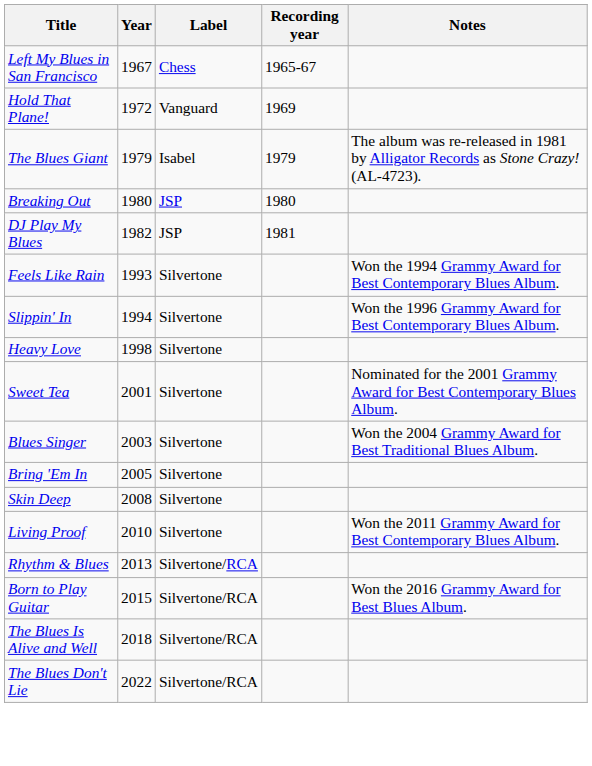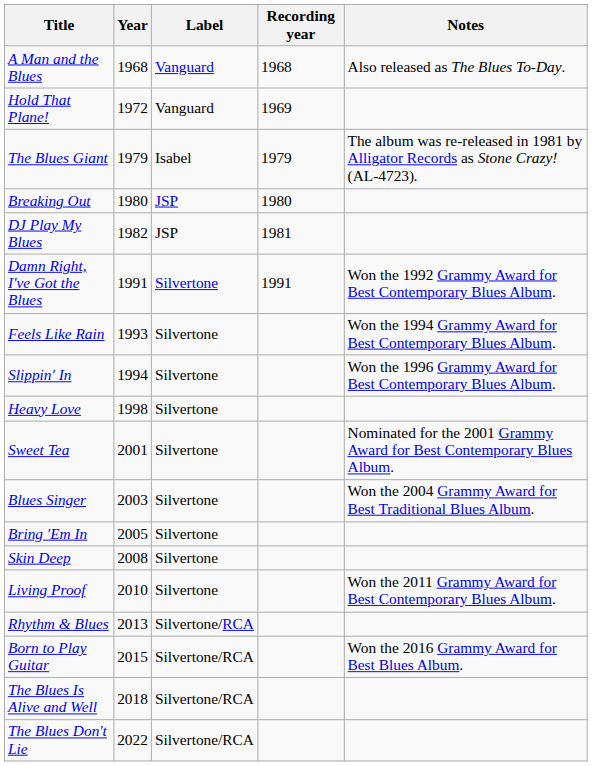- row: (59, 66)
+ row: (53, 66)
+ row: (47, 283)
